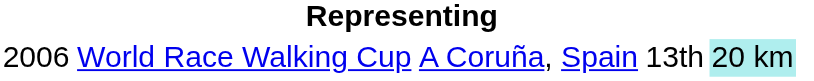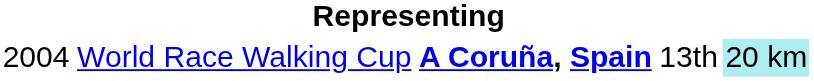(36, 57) 2006 -> (36, 57) 2004
(528, 57) normal -> (535, 57) bold
